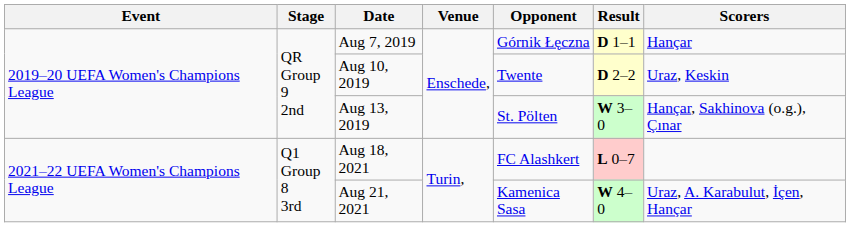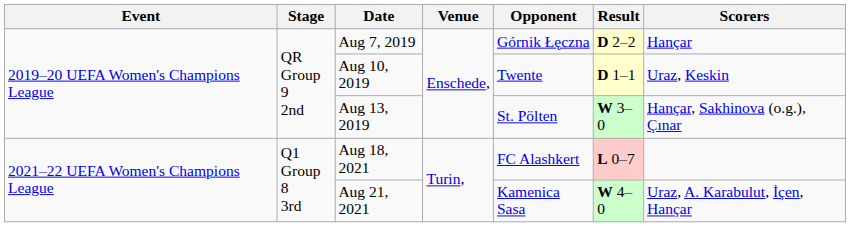(616, 41) D 1–1 -> (616, 41) D 2–2
(616, 74) D 2–2 -> (616, 74) D 1–1
